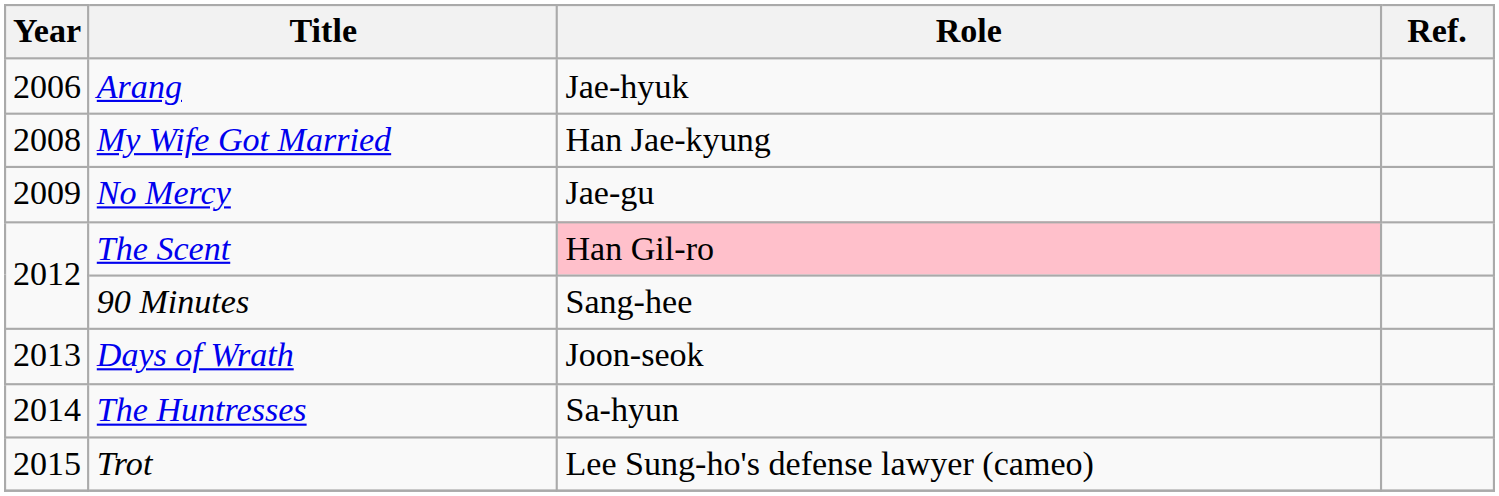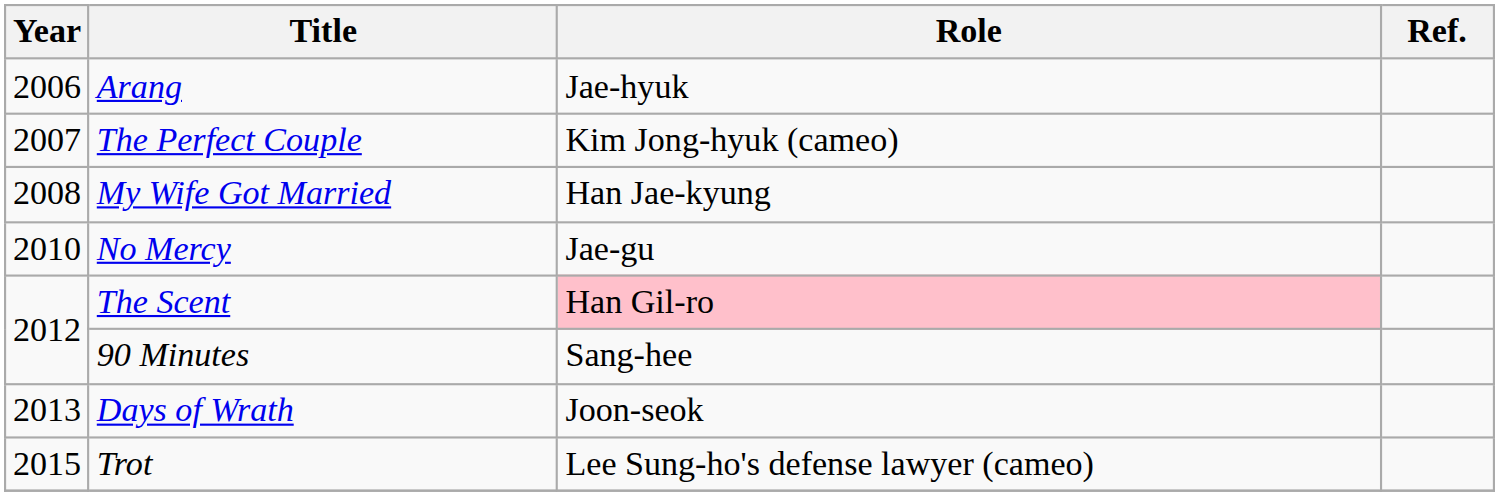+ row: (229, 139)
(47, 193) 2009 -> (47, 247) 2010
- row: (202, 409)
